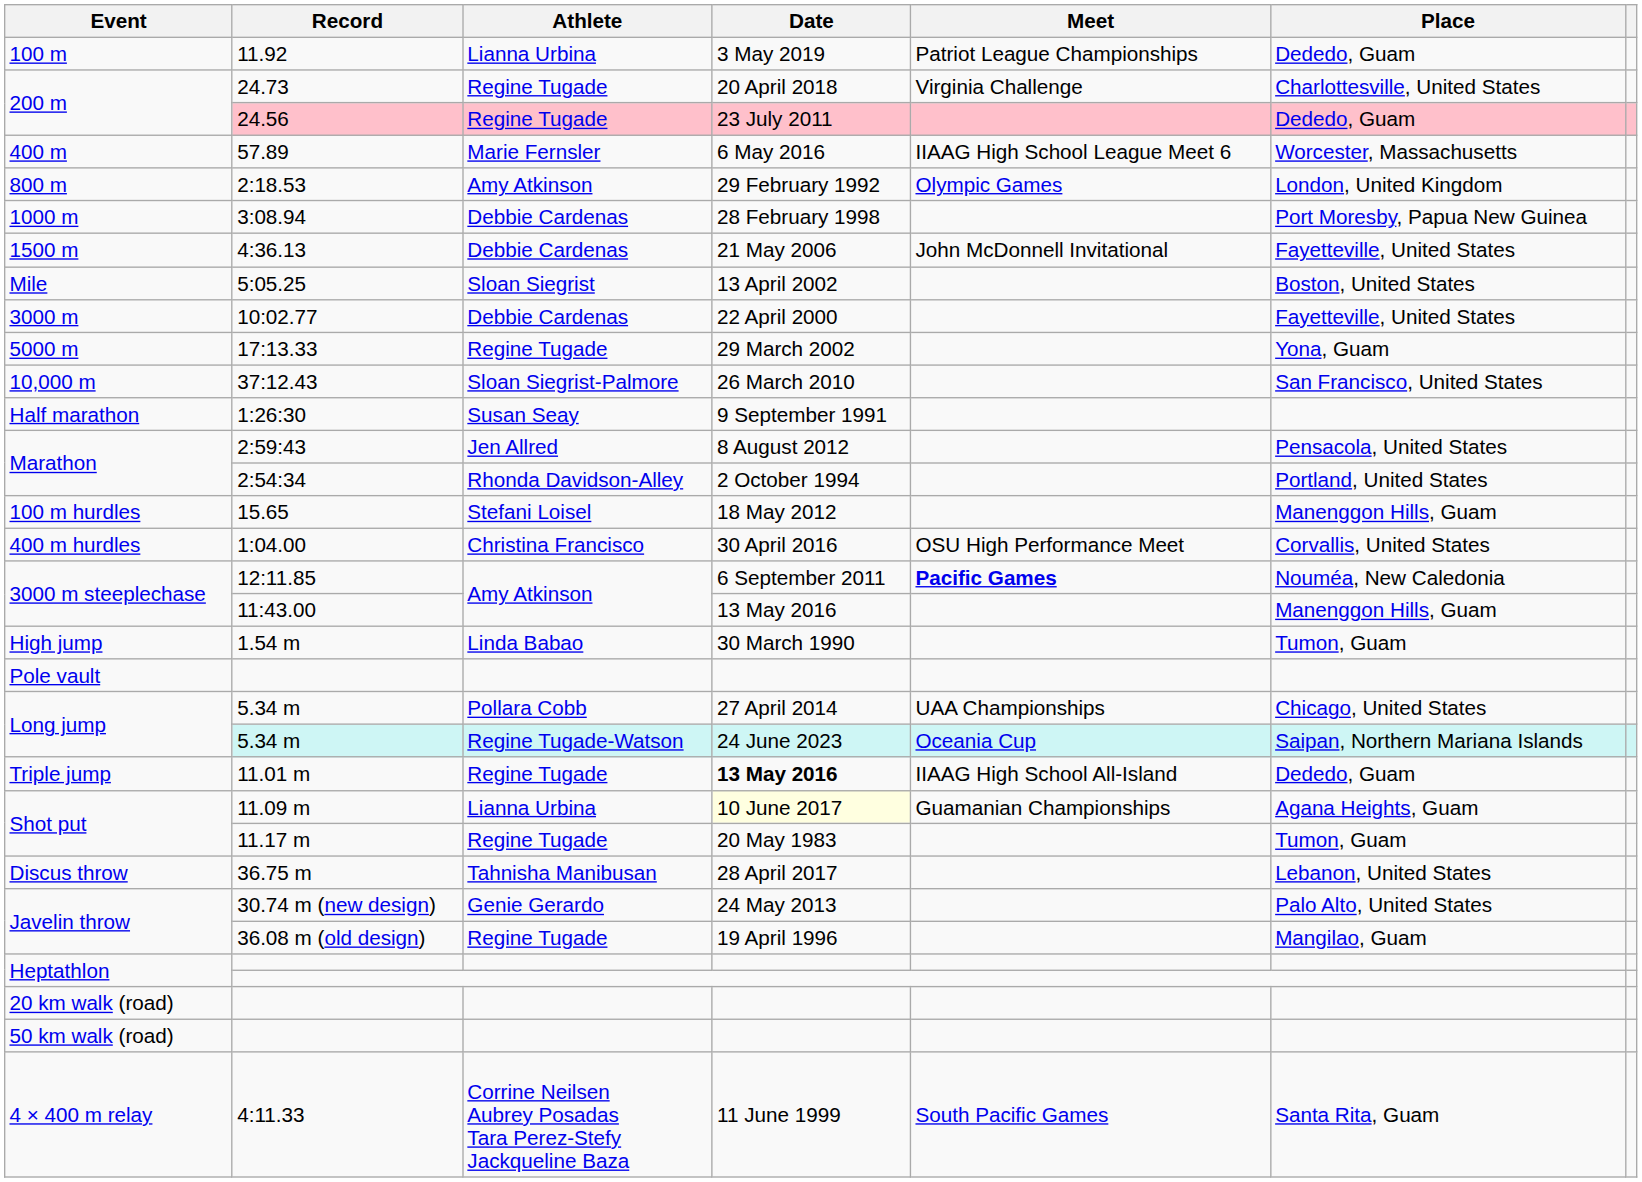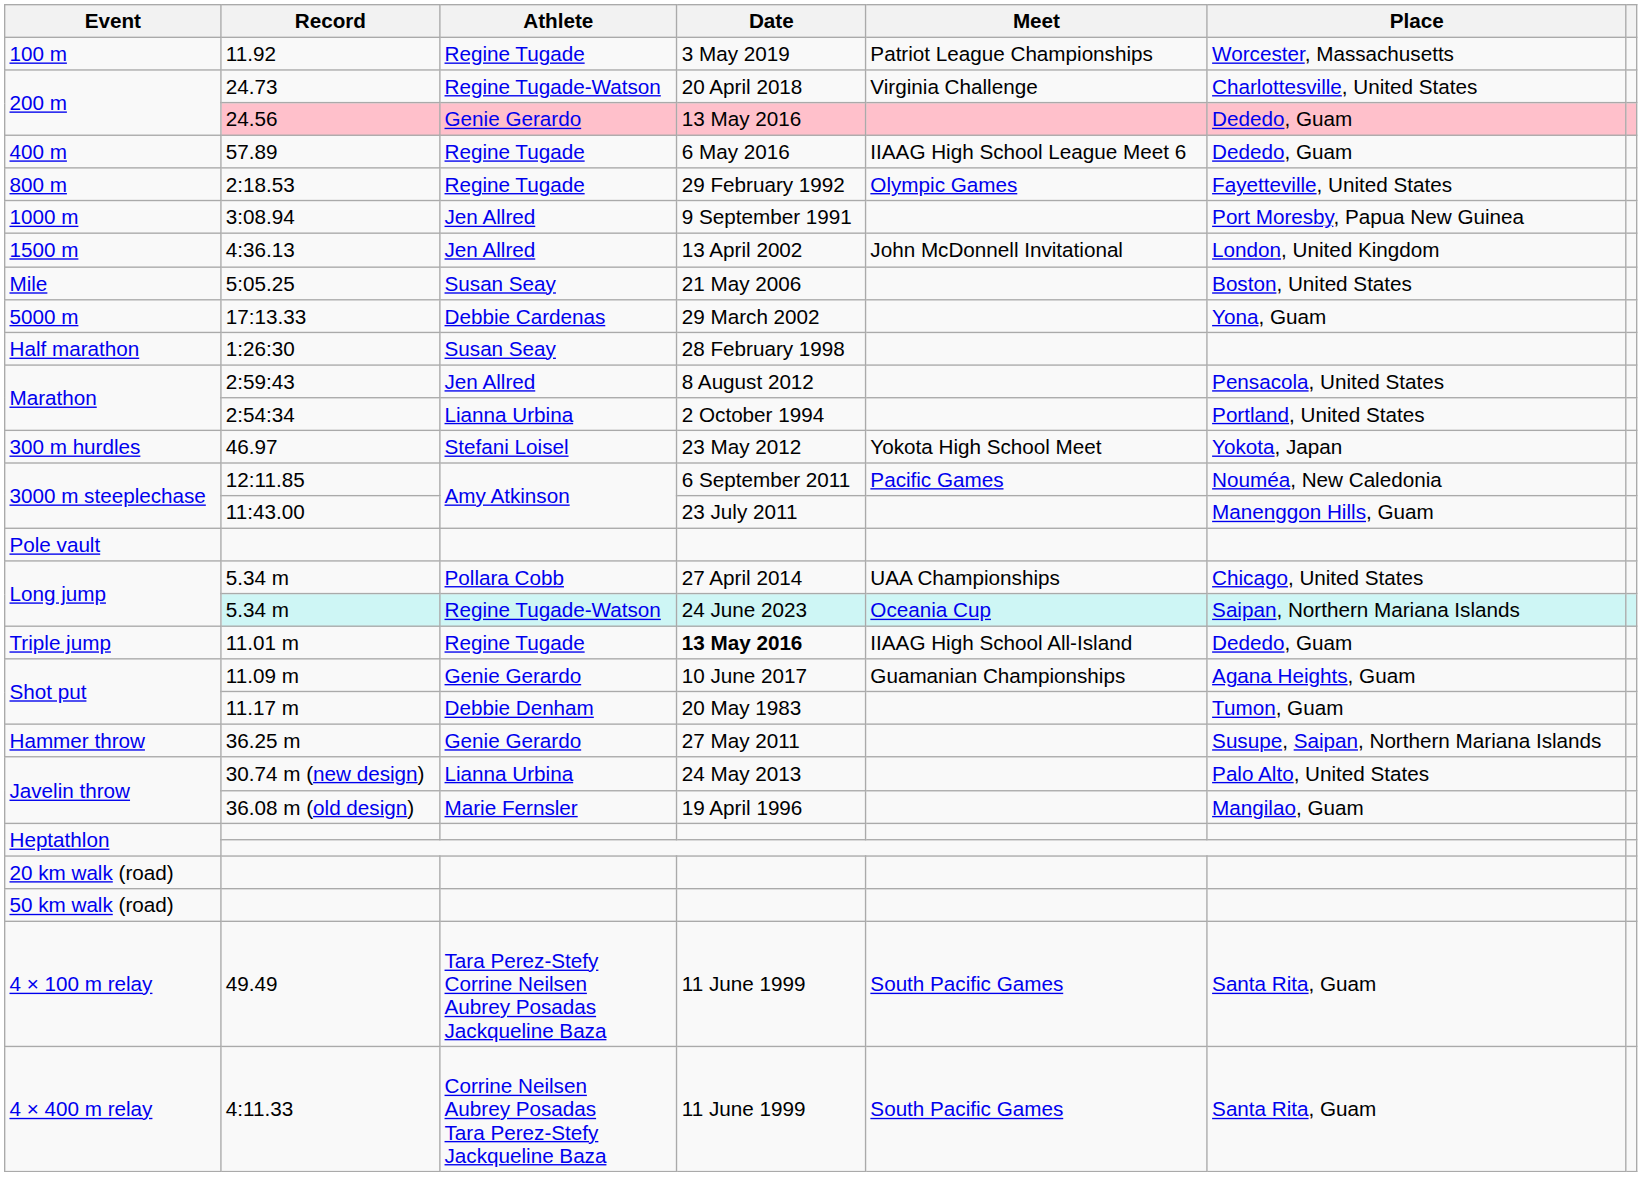(532, 54) Lianna Urbina -> (515, 54) Regine Tugade
(1345, 54) Dededo, Guam -> (1333, 54) Worcester, Massachusetts
(537, 87) Regine Tugade -> (553, 87) Regine Tugade-Watson
(537, 119) Regine Tugade -> (513, 119) Genie Gerardo
(775, 119) 23 July 2011 -> (741, 119) 13 May 2016
(534, 152) Marie Fernsler -> (515, 152) Regine Tugade
(1396, 152) Worcester, Massachusetts -> (1282, 152) Dededo, Guam
(530, 185) Amy Atkinson -> (515, 185) Regine Tugade
(1389, 185) London, United Kingdom -> (1332, 185) Fayetteville, United States
(548, 218) Debbie Cardenas -> (490, 218) Jen Allred
(799, 218) 28 February 1998 -> (767, 218) 9 September 1991
(548, 250) Debbie Cardenas -> (490, 250) Jen Allred
(777, 250) 21 May 2006 -> (742, 250) 13 April 2002
(1395, 250) Fayetteville, United States -> (1326, 250) London, United Kingdom
(531, 283) Sloan Siegrist -> (500, 283) Susan Seay
(777, 283) 13 April 2002 -> (741, 283) 21 May 2006
- row: (44, 316)
(537, 348) Regine Tugade -> (525, 316) Debbie Cardenas
- row: (53, 381)
(802, 414) 9 September 1991 -> (763, 348) 28 February 1998
(575, 479) Rhonda Davidson-Alley -> (509, 414) Lianna Urbina
- row: (75, 512)
+ row: (75, 447)
- row: (75, 545)
(986, 578) bold -> (937, 479) normal
(777, 610) 13 May 2016 -> (740, 512) 23 July 2011
- row: (56, 643)
(532, 807) Lianna Urbina -> (513, 676) Genie Gerardo
(780, 807) lightyellow background -> (744, 676) no background
(537, 839) Regine Tugade -> (519, 708) Debbie Denham
- row: (69, 872)
+ row: (77, 741)
(536, 905) Genie Gerardo -> (509, 774) Lianna Urbina
(537, 938) Regine Tugade -> (511, 807) Marie Fernsler
+ row: (81, 984)
